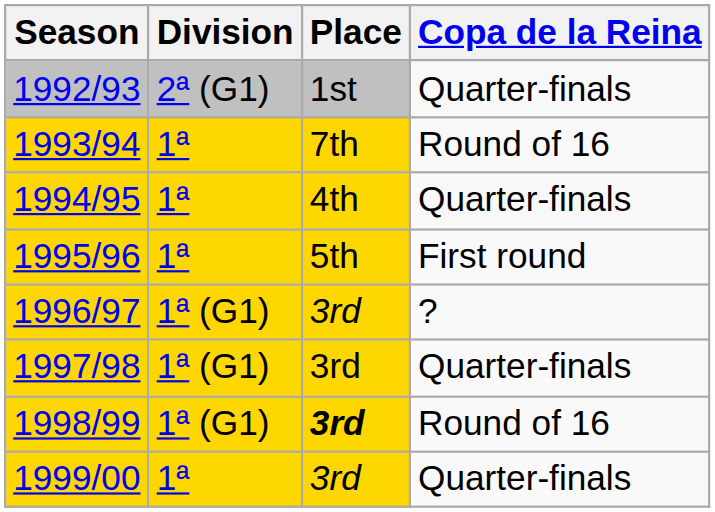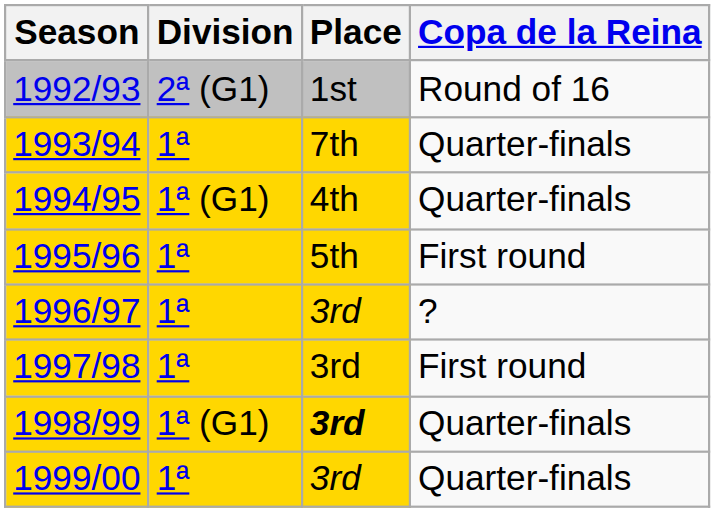(525, 88) Quarter-finals -> (514, 88) Round of 16
(514, 144) Round of 16 -> (525, 144) Quarter-finals
(173, 199) 1ª -> (213, 199) 1ª (G1)
(213, 311) 1ª (G1) -> (173, 311) 1ª
(213, 367) 1ª (G1) -> (173, 367) 1ª
(525, 367) Quarter-finals -> (502, 367) First round
(514, 423) Round of 16 -> (525, 423) Quarter-finals
